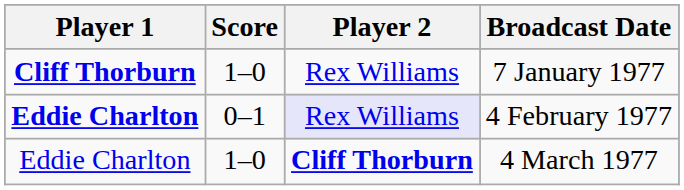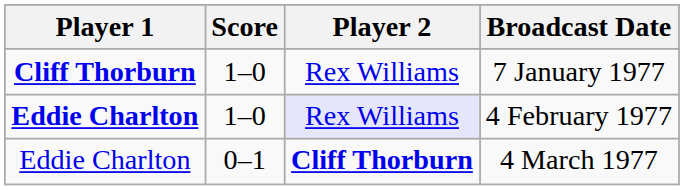(245, 116) 0–1 -> (245, 116) 1–0
(245, 160) 1–0 -> (245, 160) 0–1
